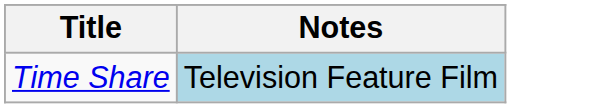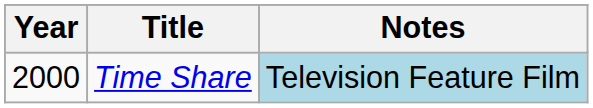+ column: (46, 28)
